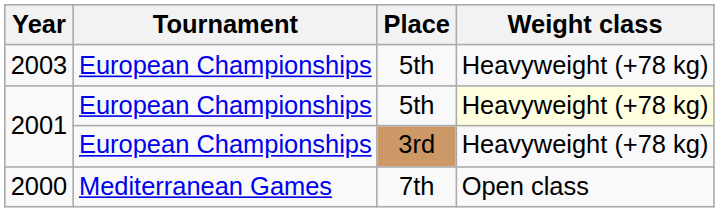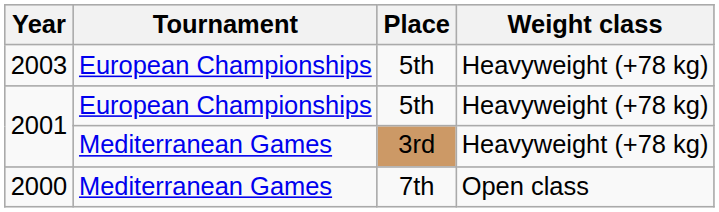(585, 105) lightyellow background -> (585, 105) no background
(225, 145) European Championships -> (206, 145) Mediterranean Games
